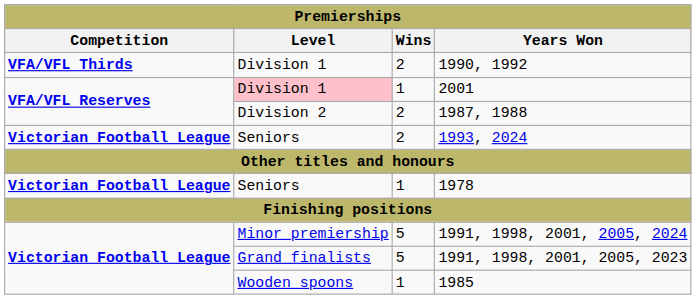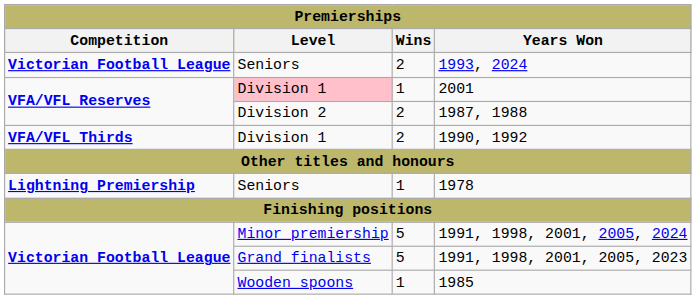rows swapped: (483, 137) <-> (483, 65)
(119, 186) Victorian Football League -> (101, 186) Lightning Premiership
